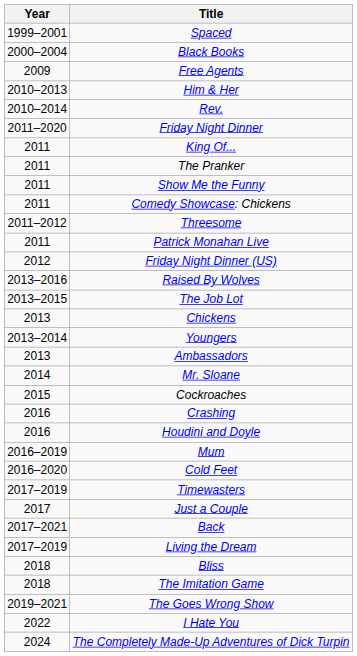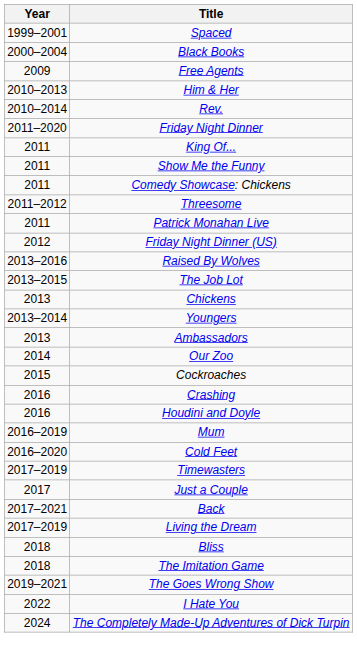- row: (211, 166)
- row: (211, 375)
+ row: (211, 356)
